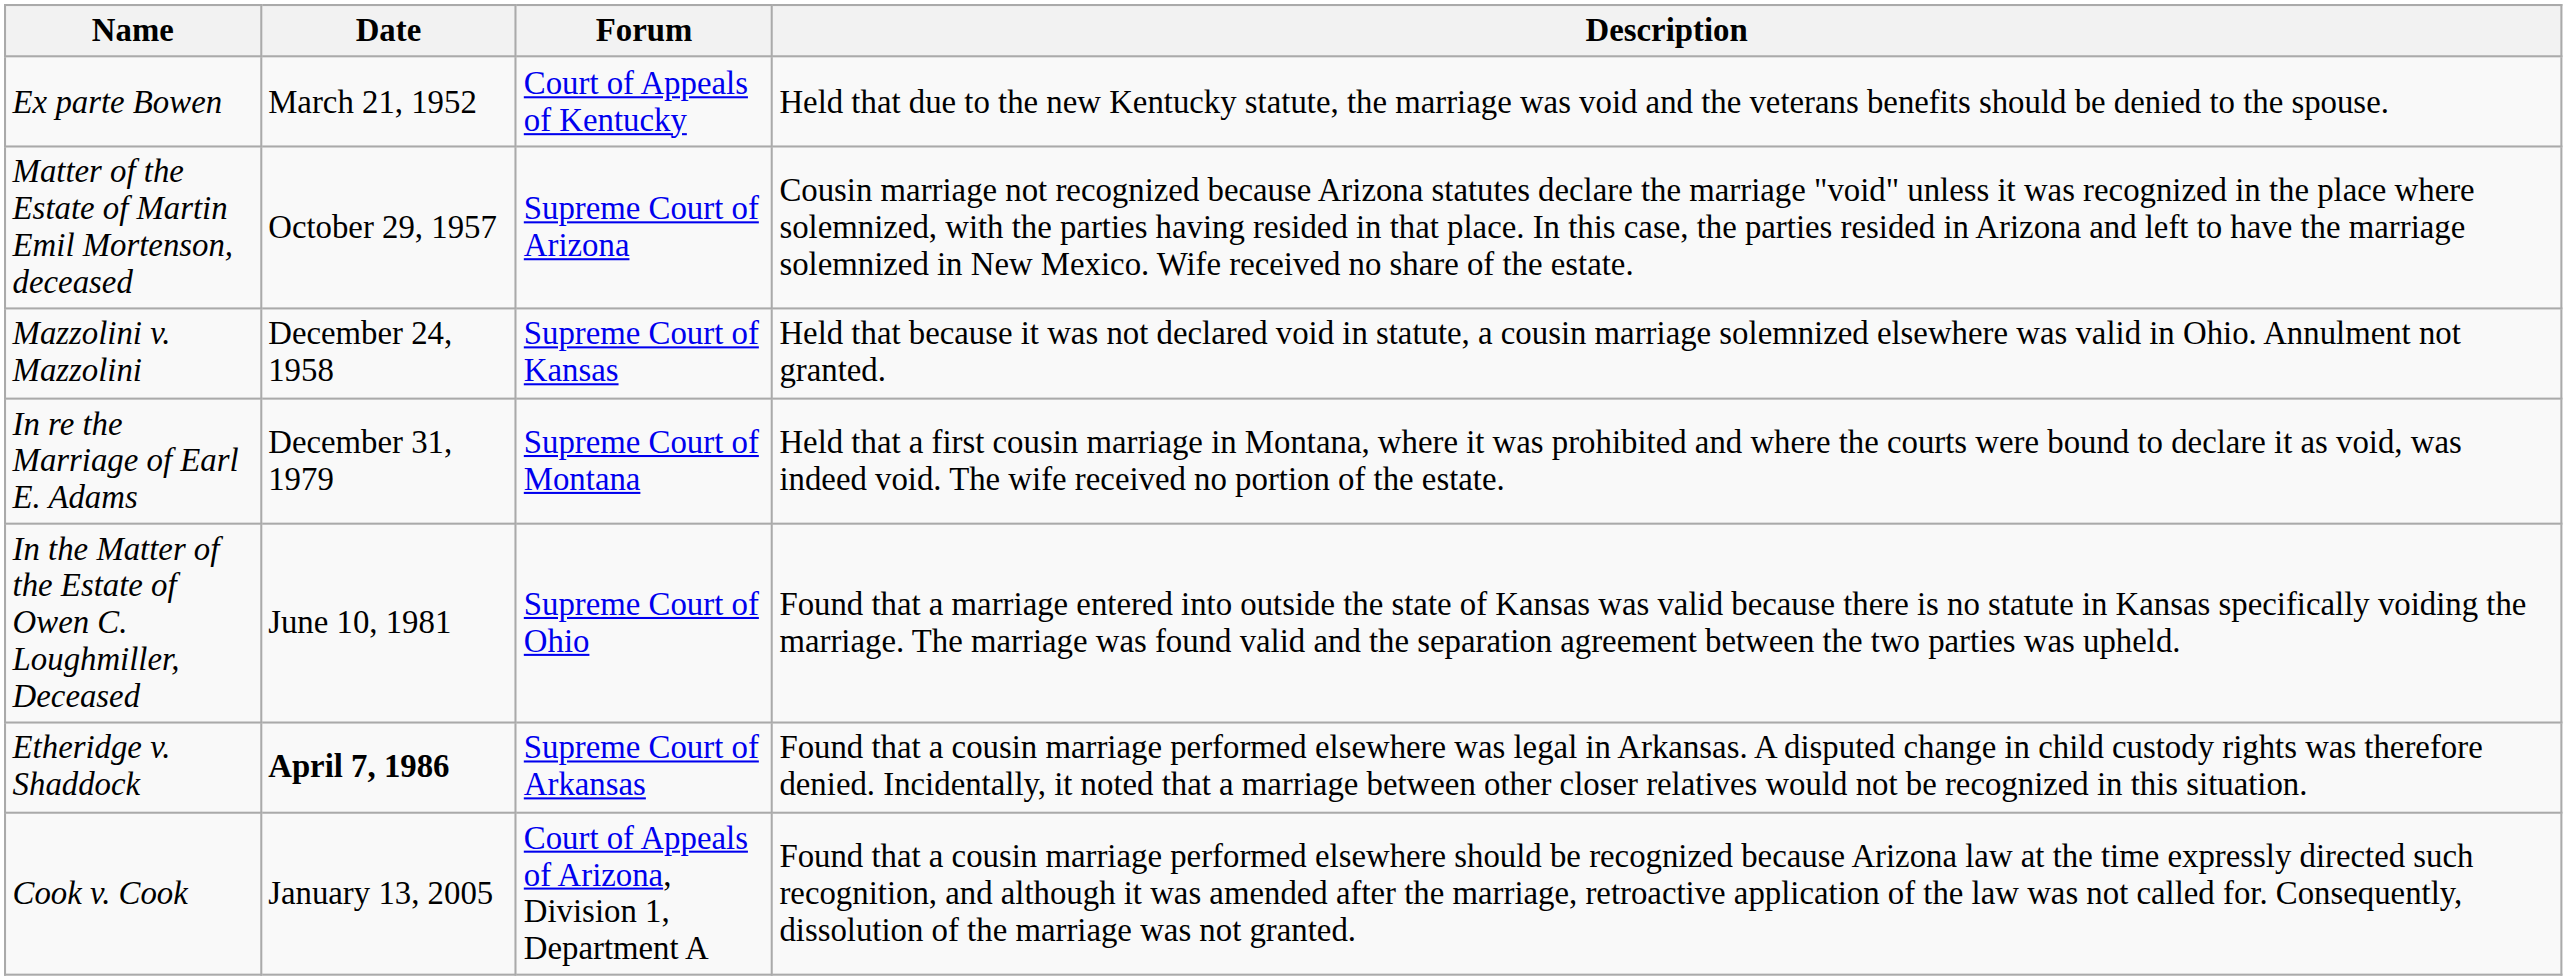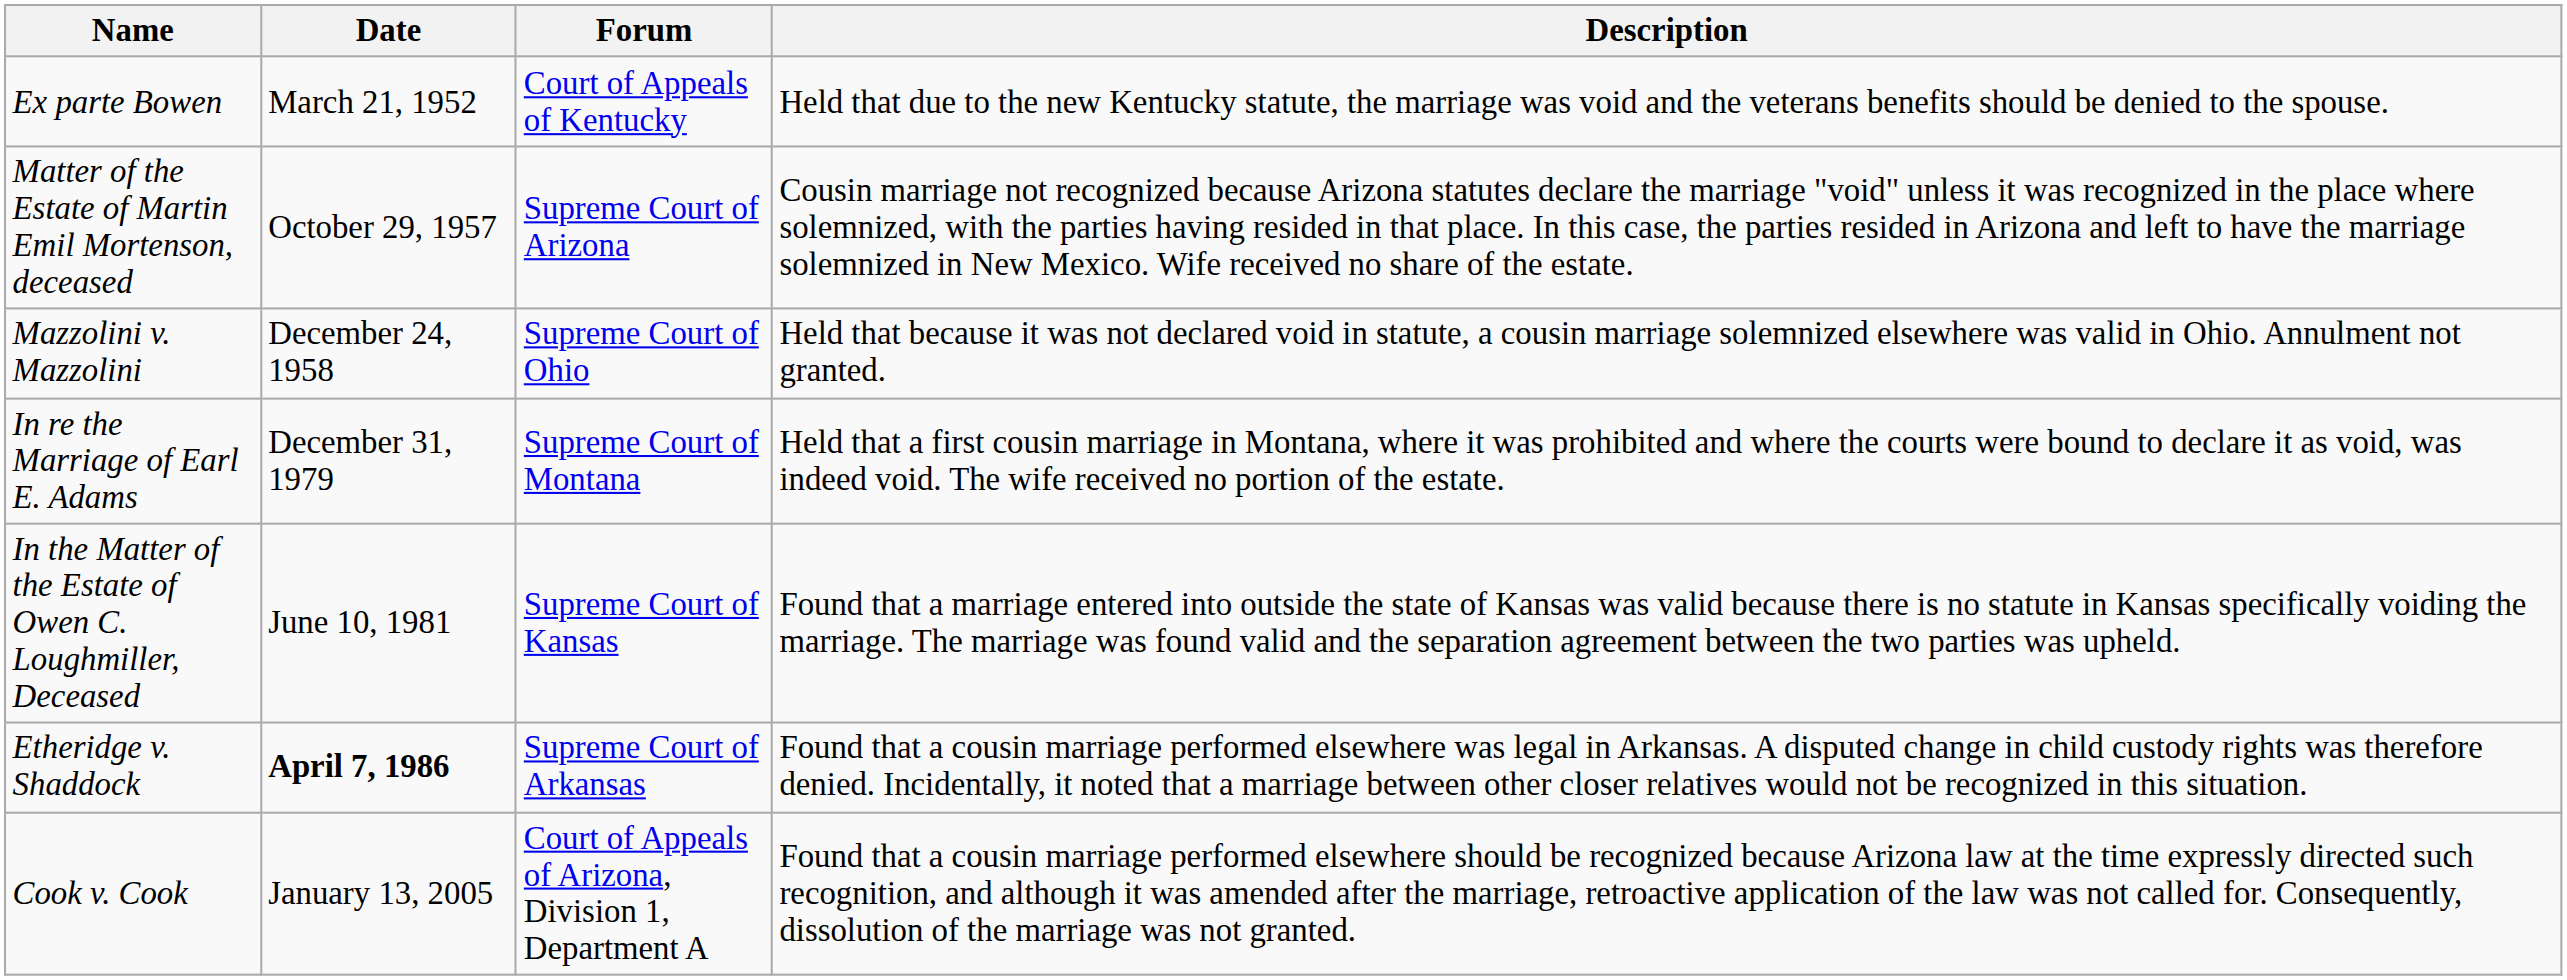(641, 352) Supreme Court of Kansas -> (641, 352) Supreme Court of Ohio
(641, 622) Supreme Court of Ohio -> (641, 622) Supreme Court of Kansas
